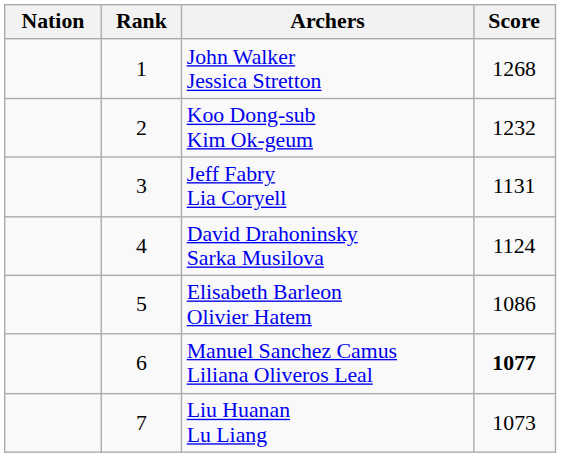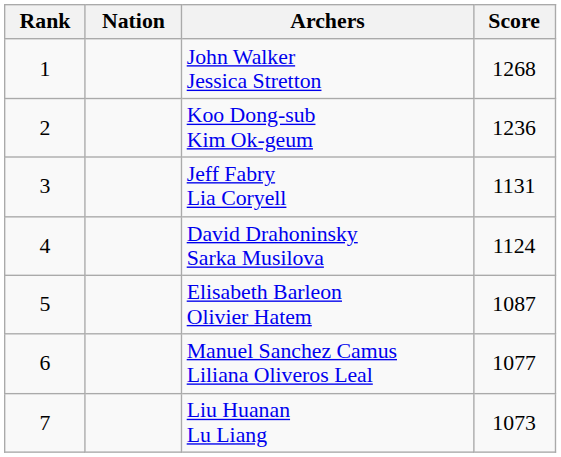columns swapped: (141, 21) <-> (53, 21)
(514, 127) 1232 -> (514, 127) 1236
(514, 304) 1086 -> (514, 304) 1087
(514, 363) bold -> (514, 363) normal
